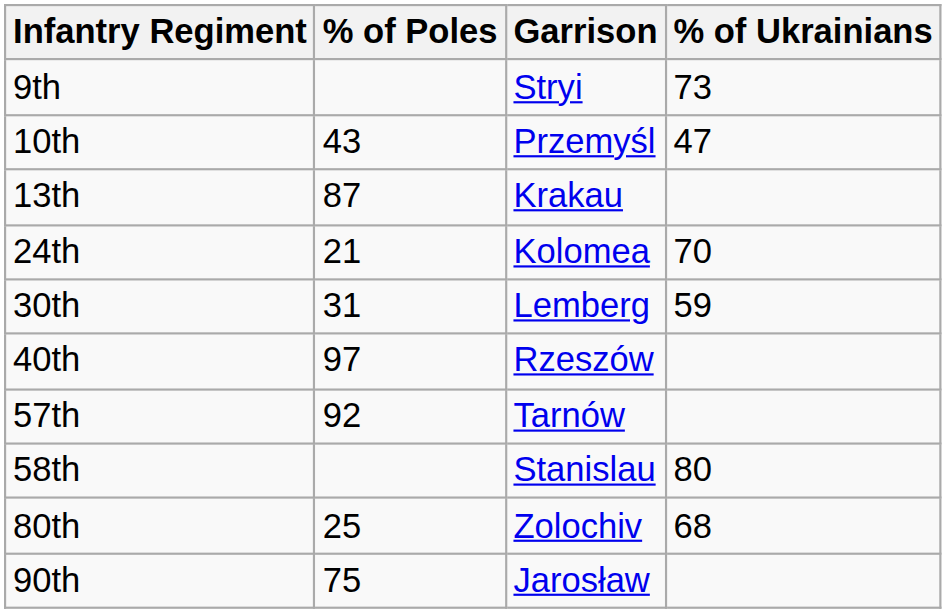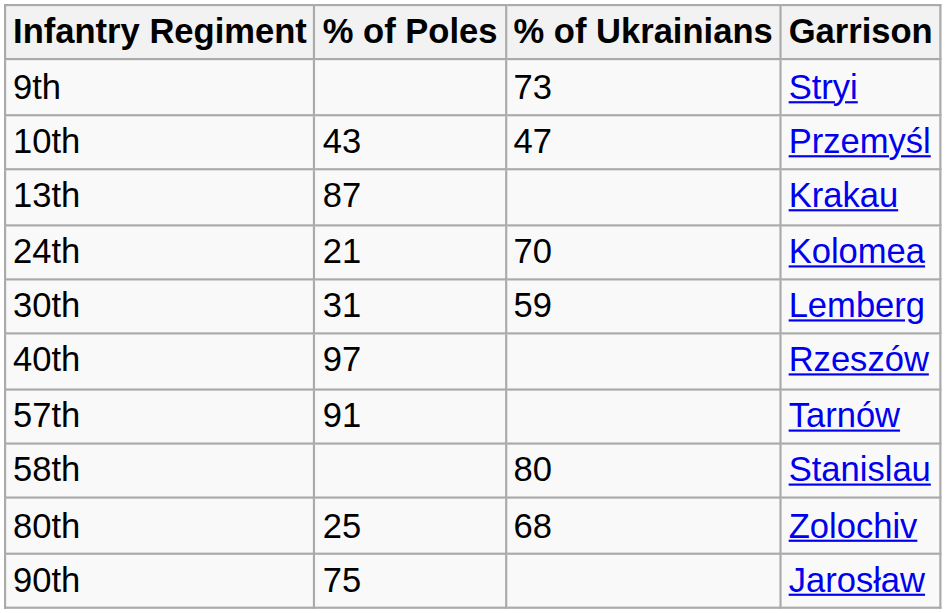columns swapped: (803, 31) <-> (585, 31)
(342, 415) 92 -> (342, 415) 91
